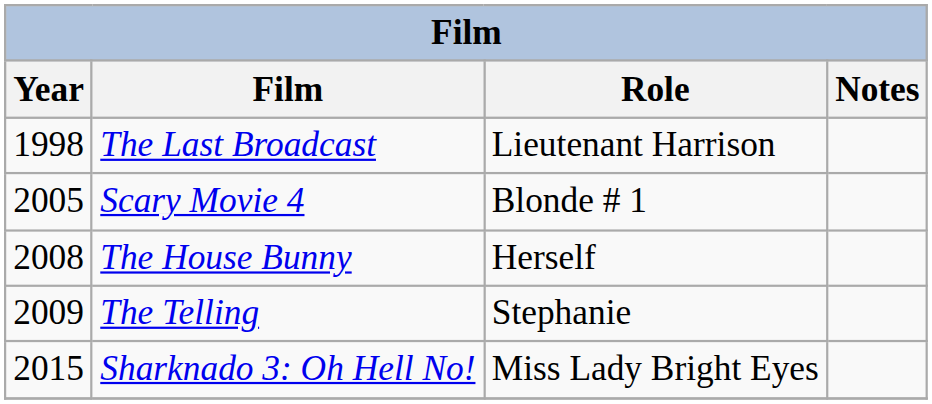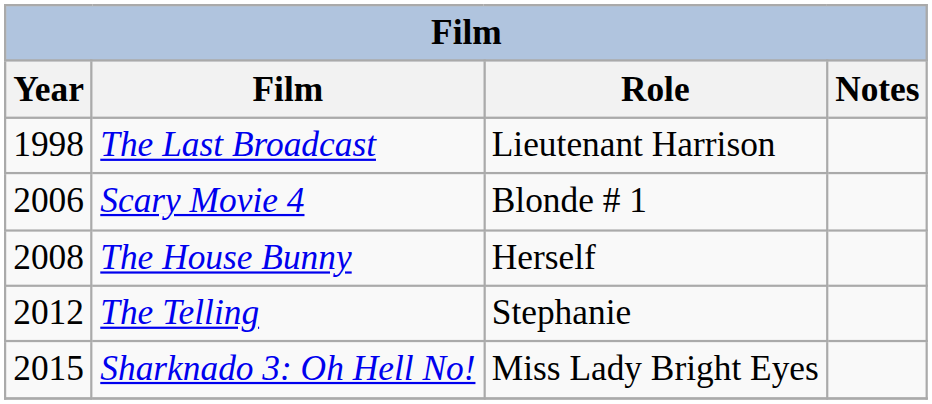(49, 200) 2005 -> (49, 200) 2006
(49, 312) 2009 -> (49, 312) 2012
